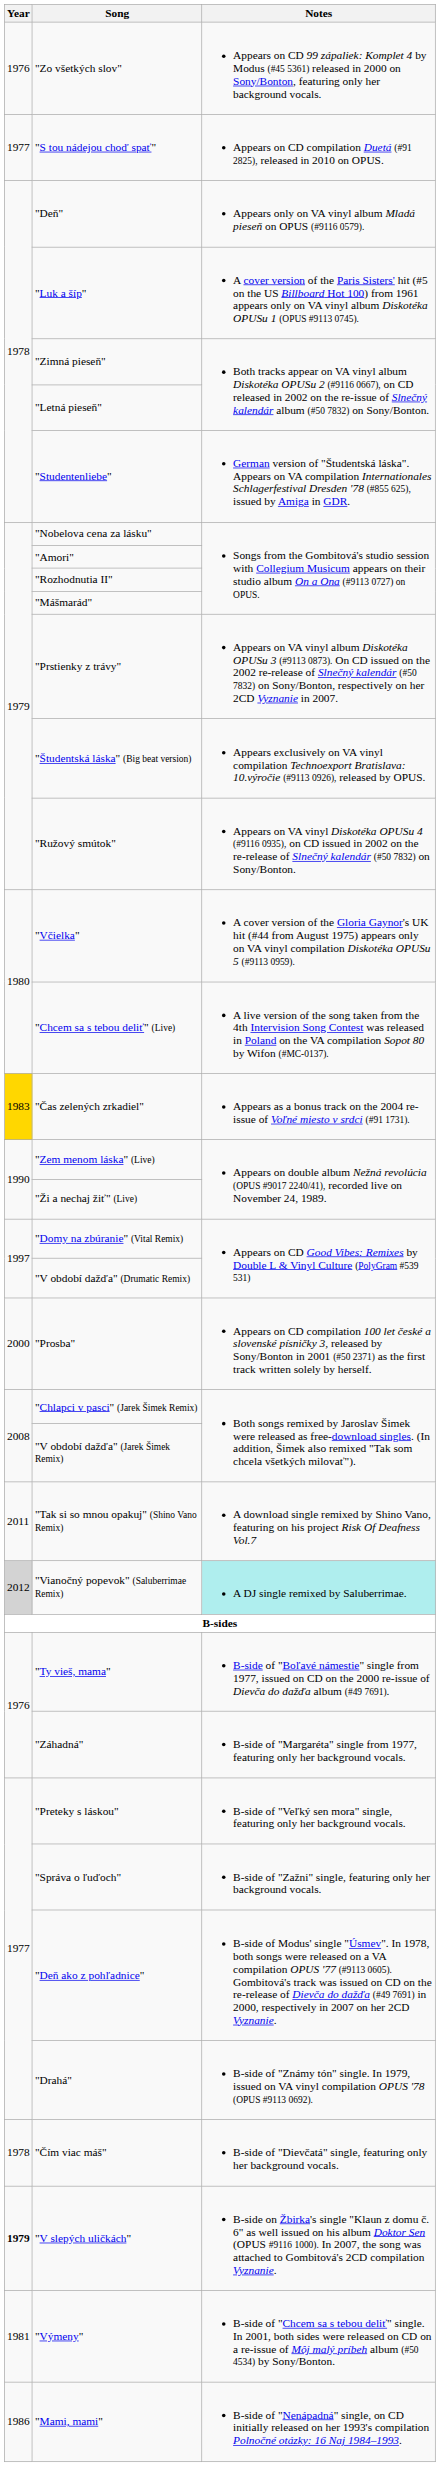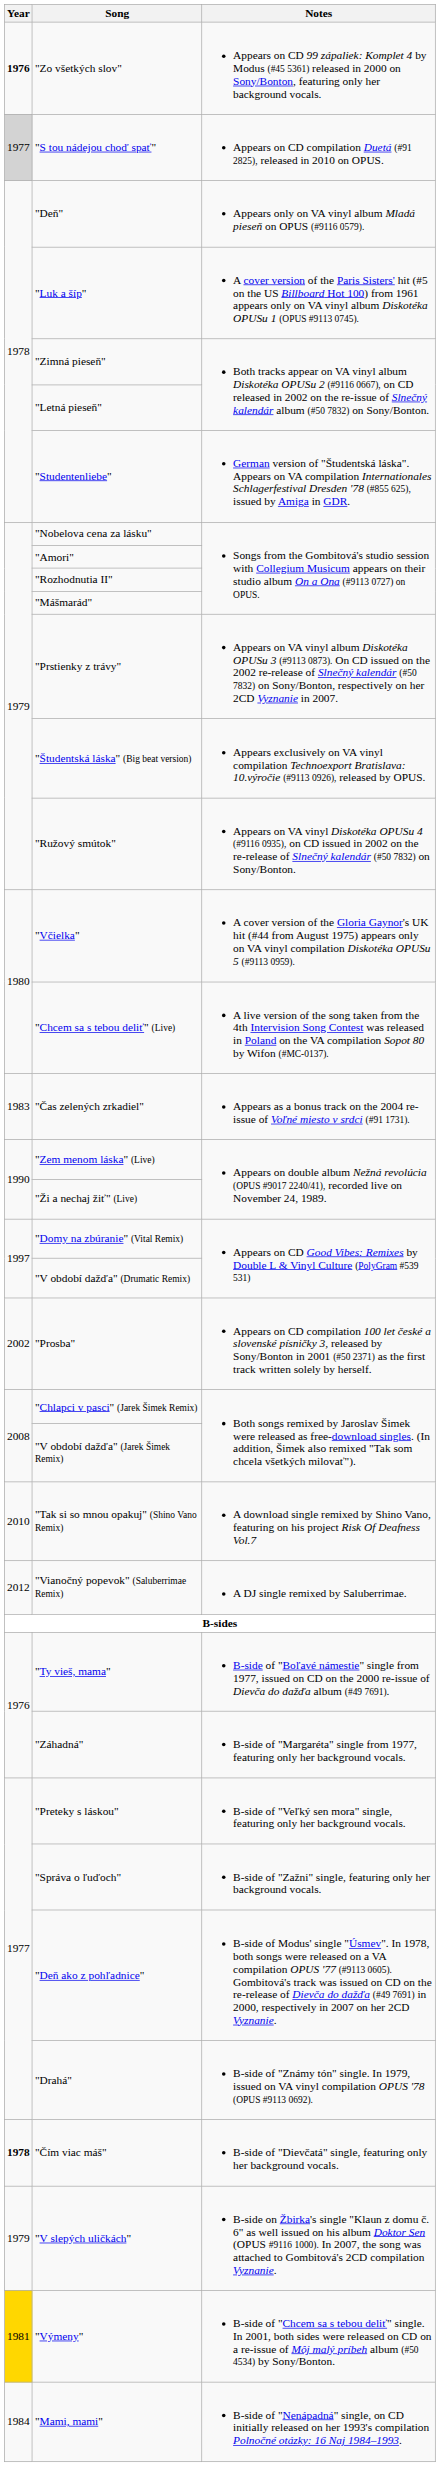(18, 68) normal -> (18, 68) bold
(18, 147) no background -> (18, 147) lightgrey background
(18, 1106) gold background -> (18, 1106) no background
(18, 1344) 2000 -> (18, 1344) 2002
(18, 1521) 2011 -> (18, 1521) 2010
(18, 1587) lightgrey background -> (18, 1587) no background
(319, 1594) paleturquoise background -> (319, 1594) no background
(18, 2152) normal -> (18, 2152) bold
(18, 2238) bold -> (18, 2238) normal
(18, 2336) no background -> (18, 2336) gold background
(18, 2422) 1986 -> (18, 2422) 1984
